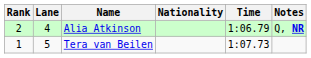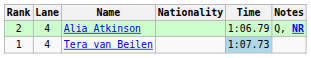(47, 45) 5 -> (47, 45) 4
(249, 45) no background -> (249, 45) lightblue background
